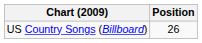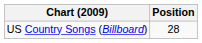(174, 30) 26 -> (174, 30) 28
